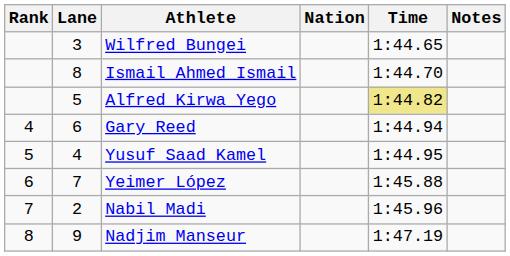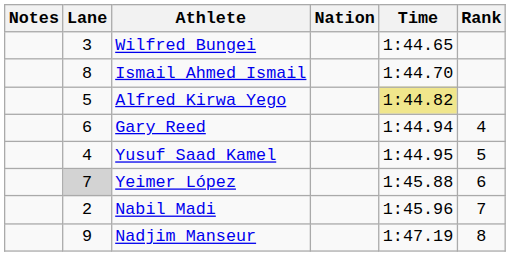columns swapped: (29, 18) <-> (476, 18)
(77, 182) no background -> (87, 182) lightgrey background
